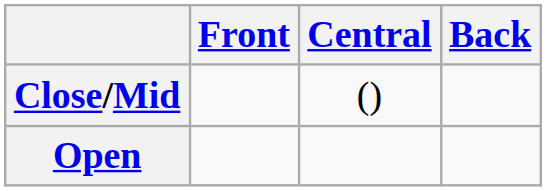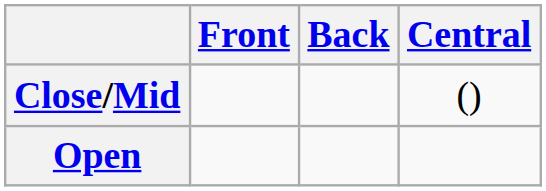columns swapped: (369, 34) <-> (490, 34)
